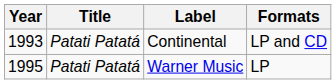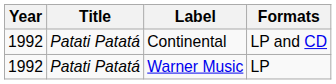(26, 41) 1993 -> (26, 41) 1992
(26, 66) 1995 -> (26, 66) 1992
